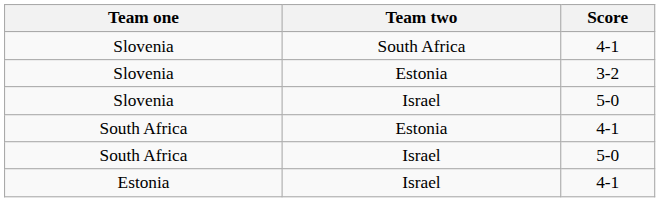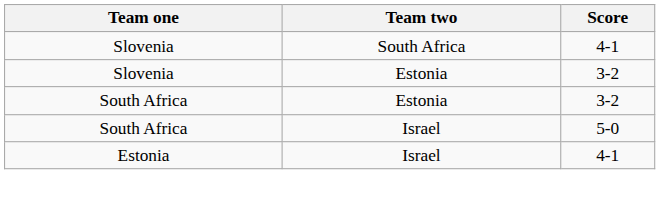- row: (144, 100)
(608, 127) 4-1 -> (608, 100) 3-2
